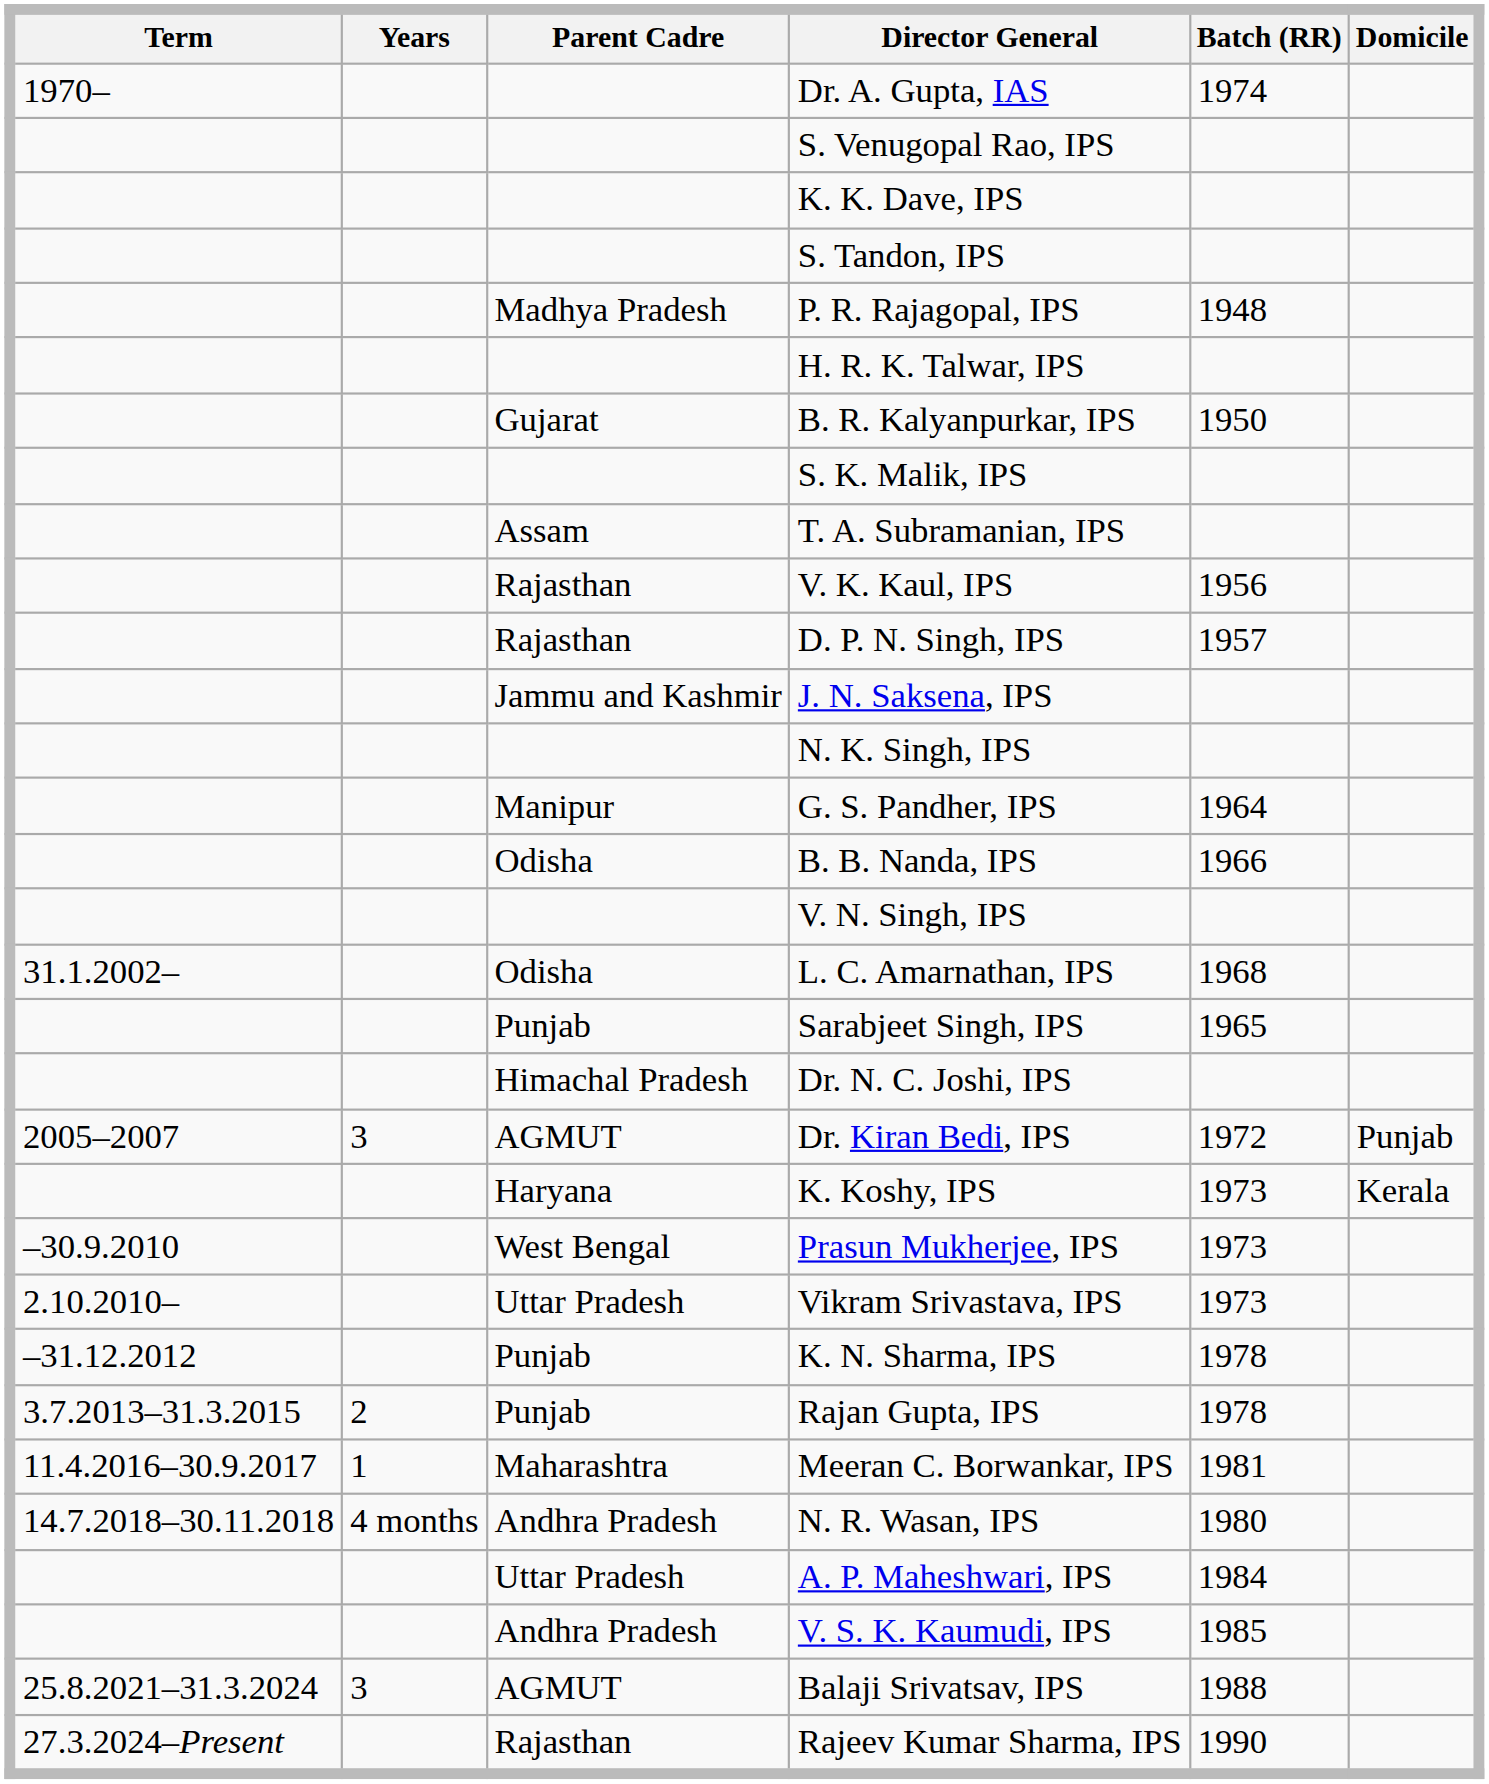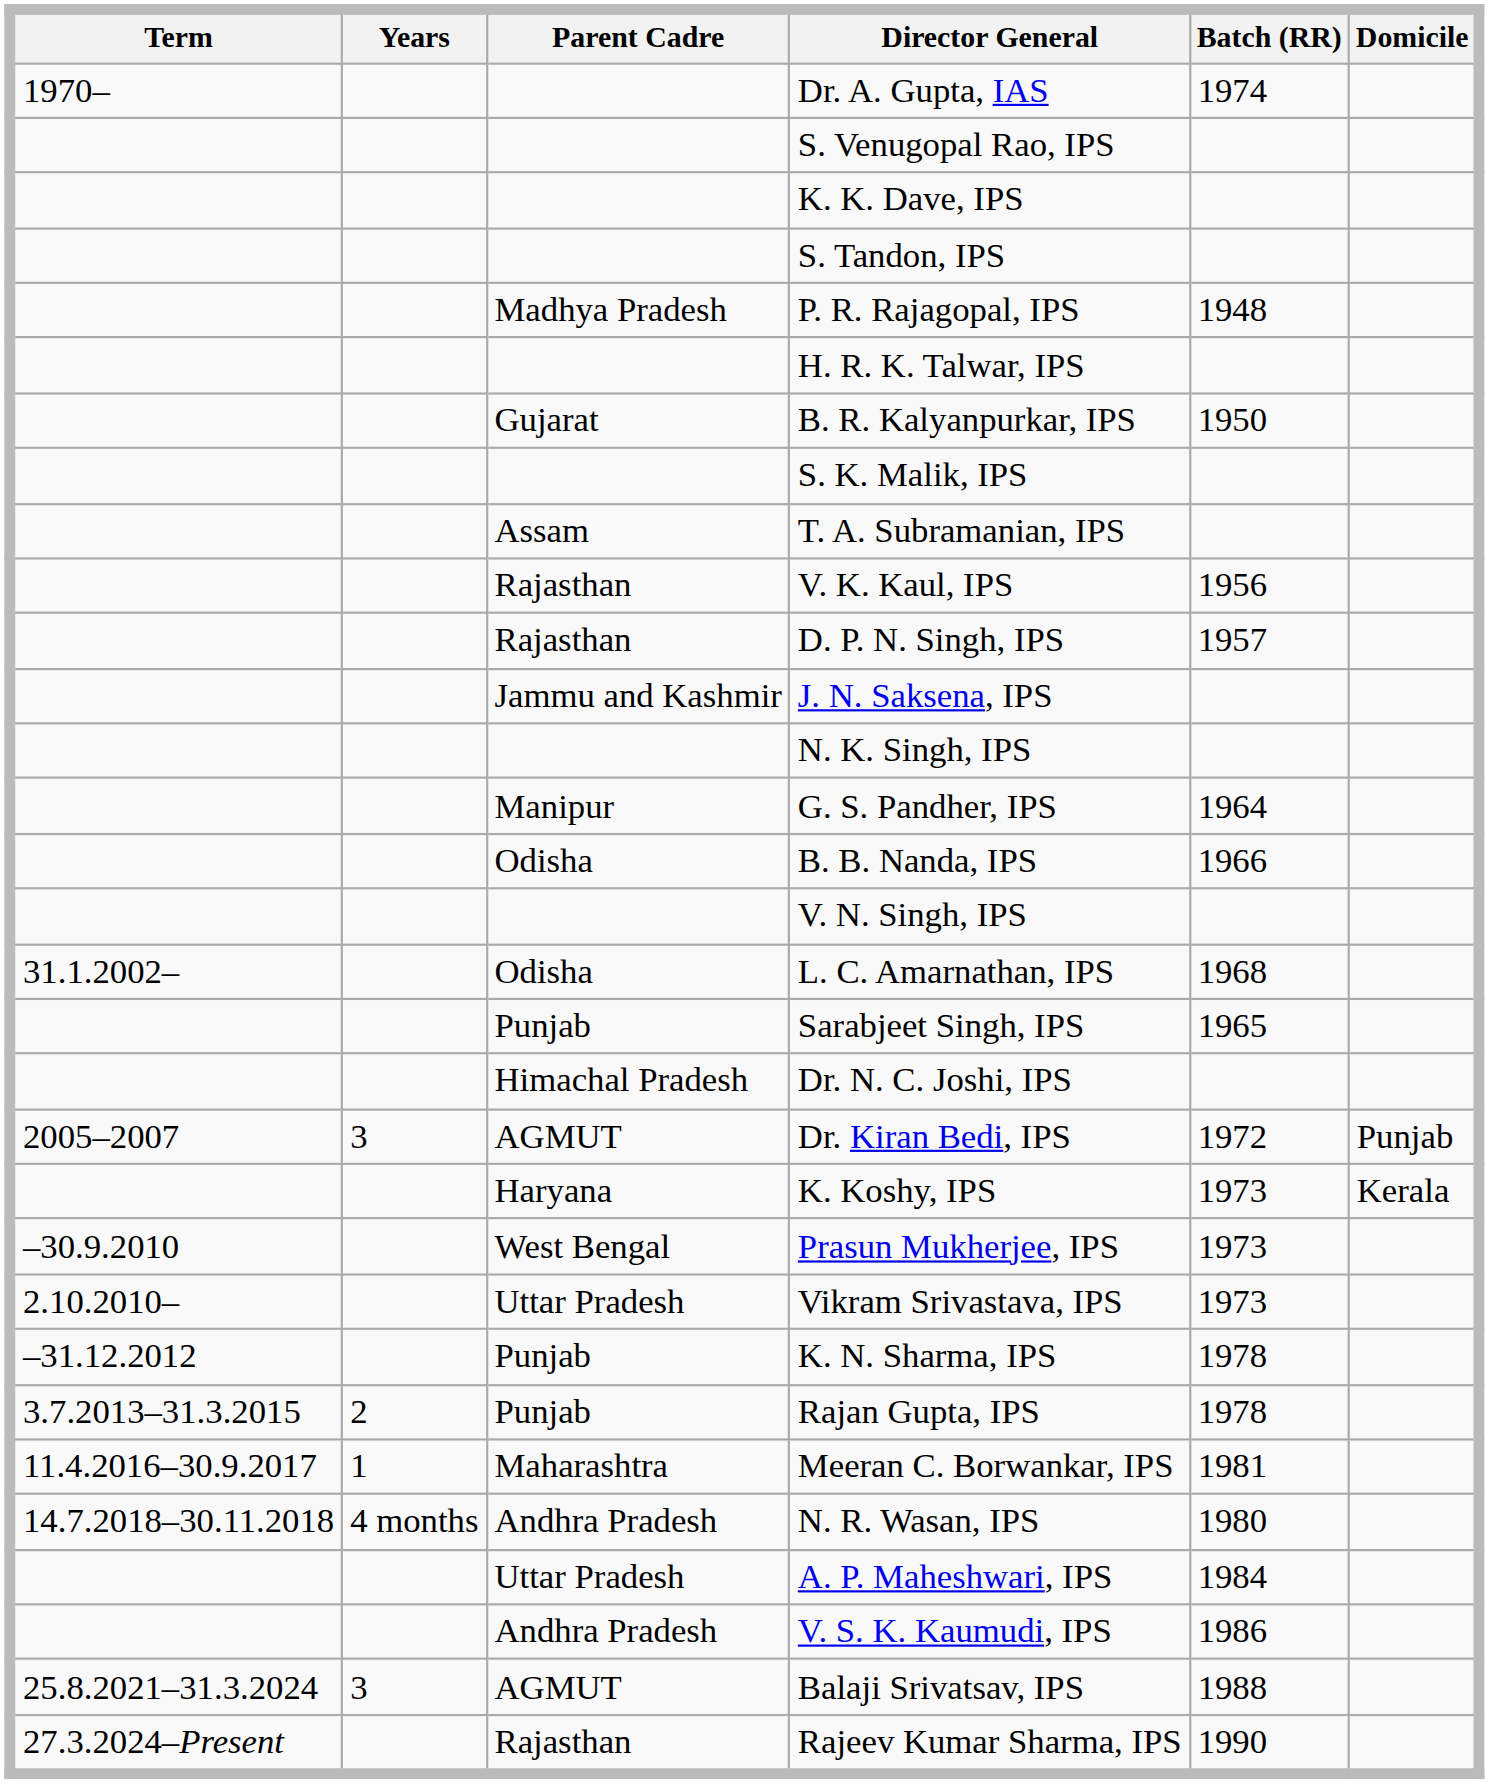(1232, 1631) 1985 -> (1232, 1631) 1986
